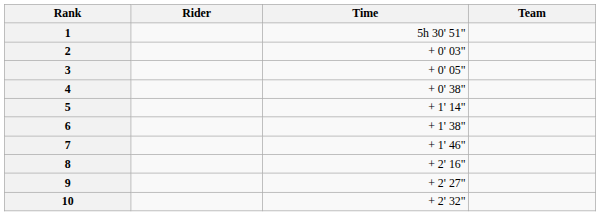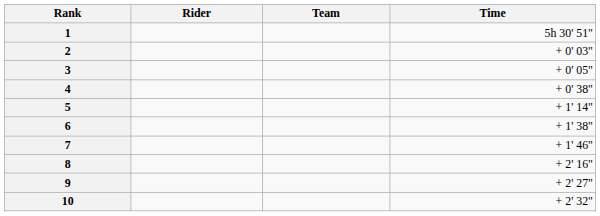columns swapped: (532, 13) <-> (365, 13)
